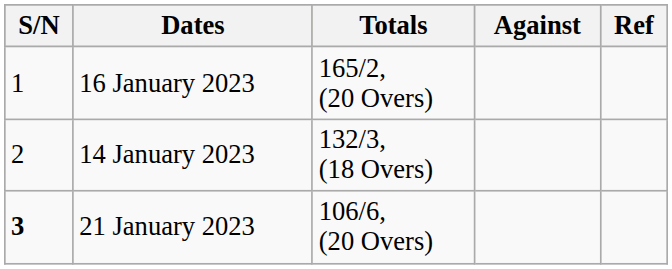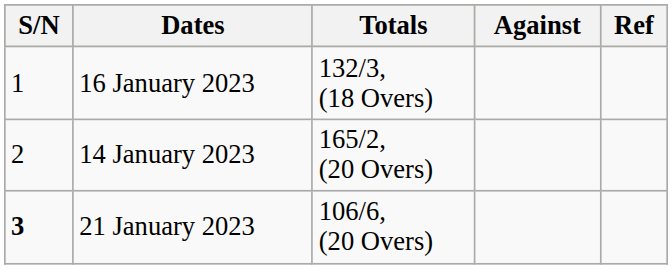(376, 82) 165/2, (20 Overs) -> (376, 82) 132/3, (18 Overs)
(376, 154) 132/3, (18 Overs) -> (376, 154) 165/2, (20 Overs)
